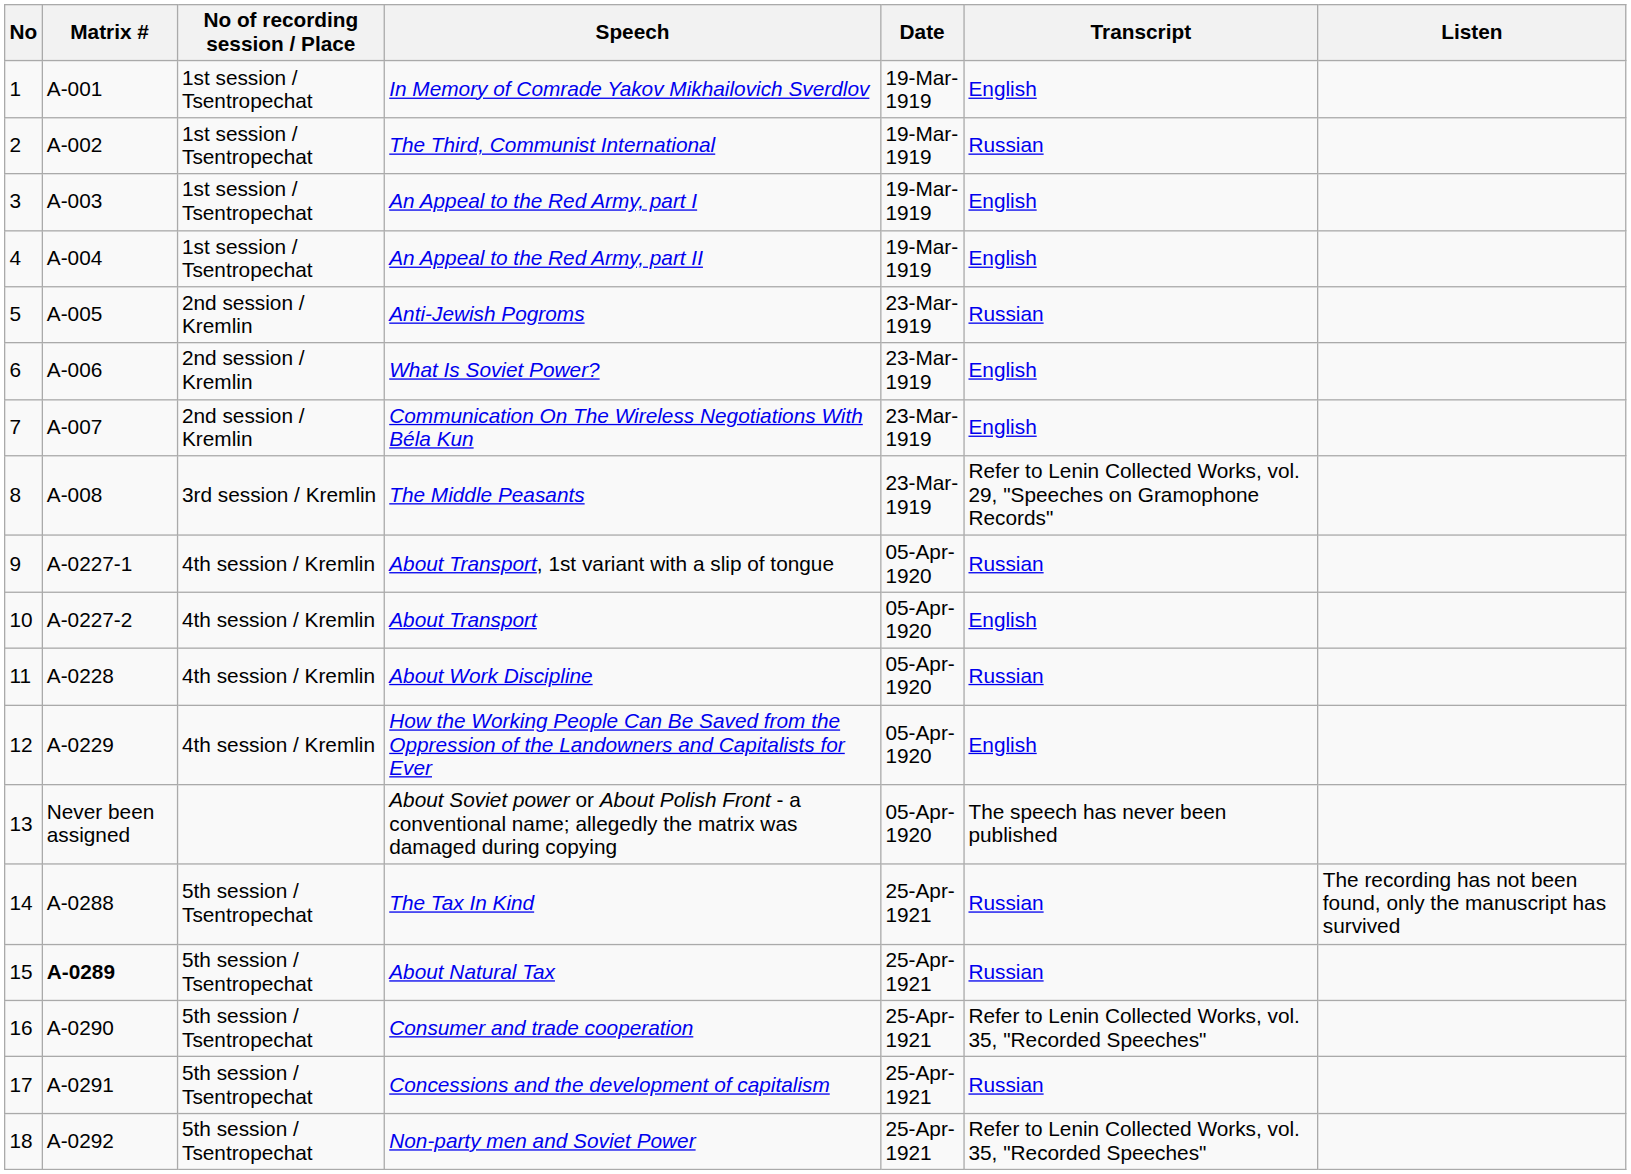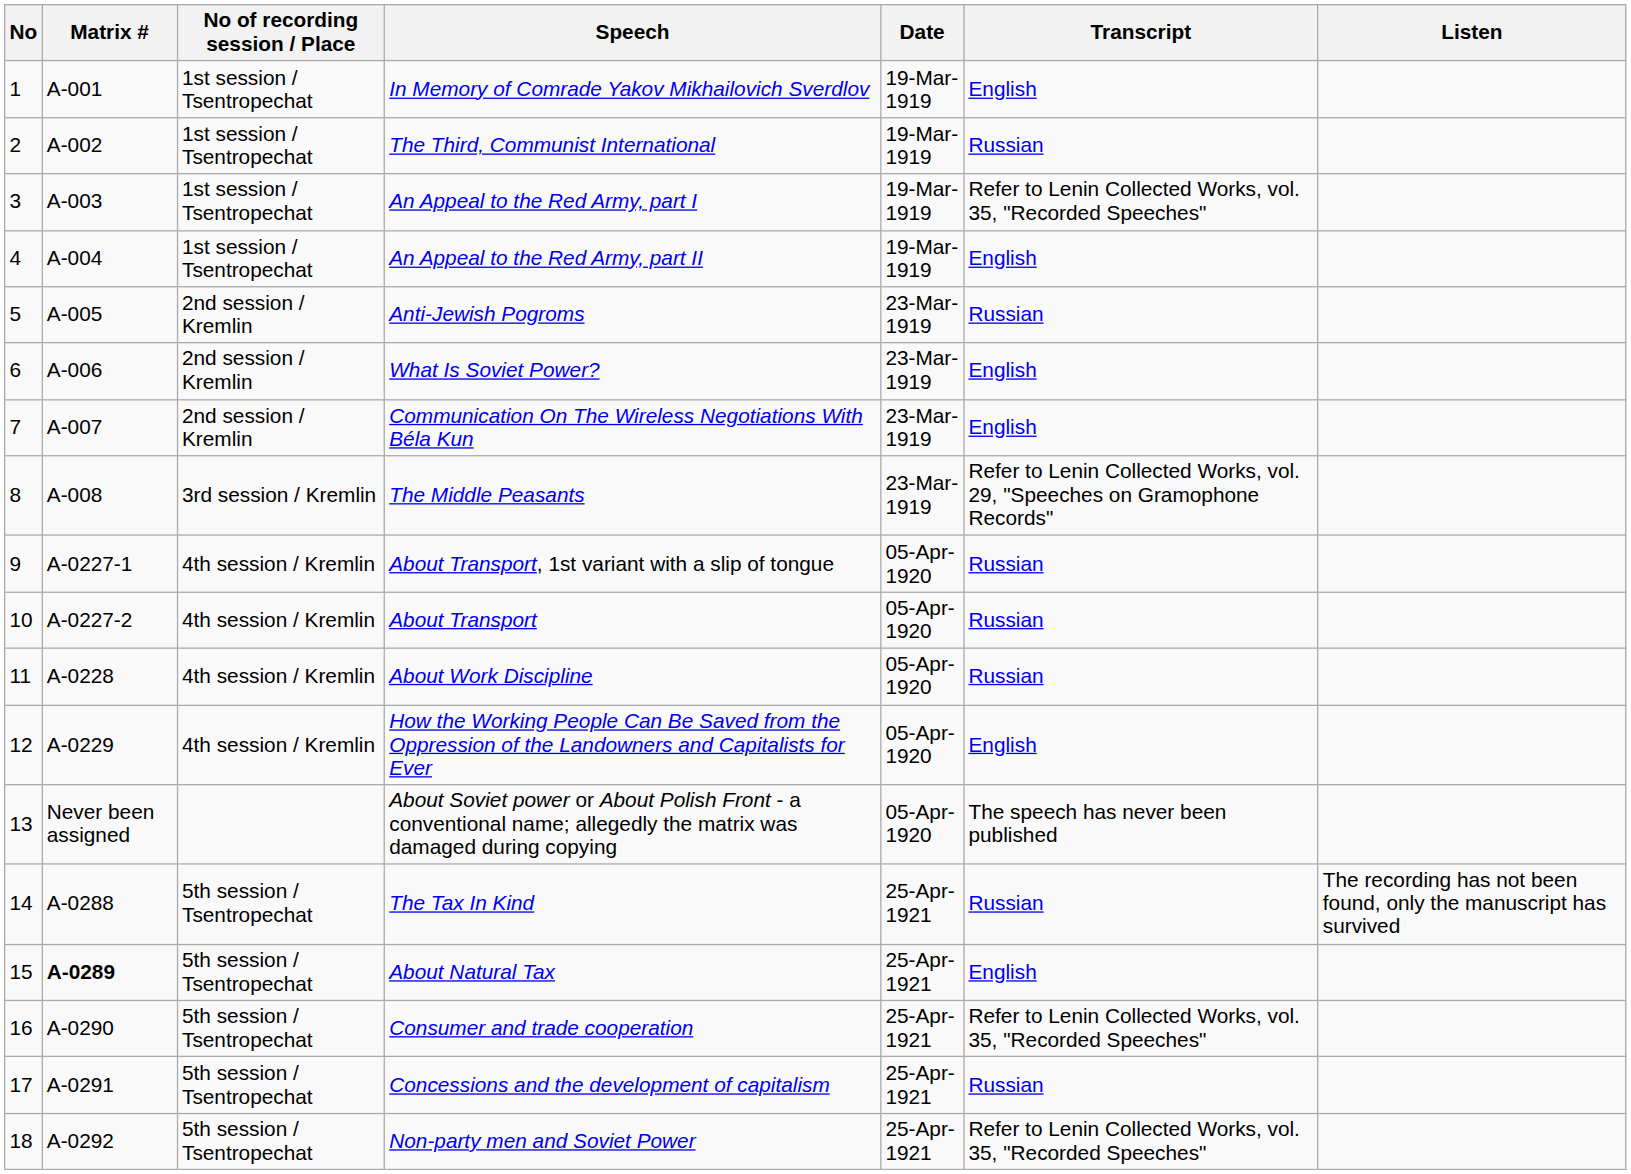(1003, 201) English -> (1134, 201) Refer to Lenin Collected Works, vol. 35, "Recorded Speeches"
(1003, 619) English -> (1006, 619) Russian
(1006, 972) Russian -> (1003, 972) English
